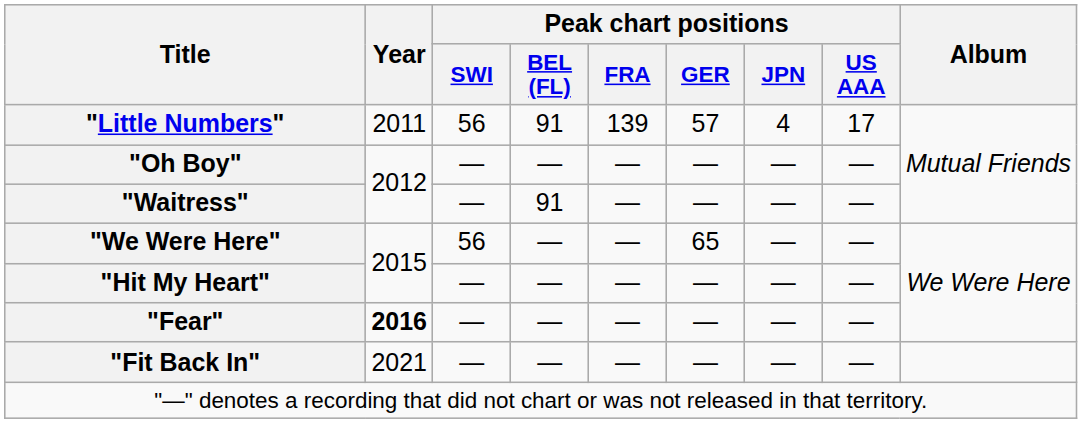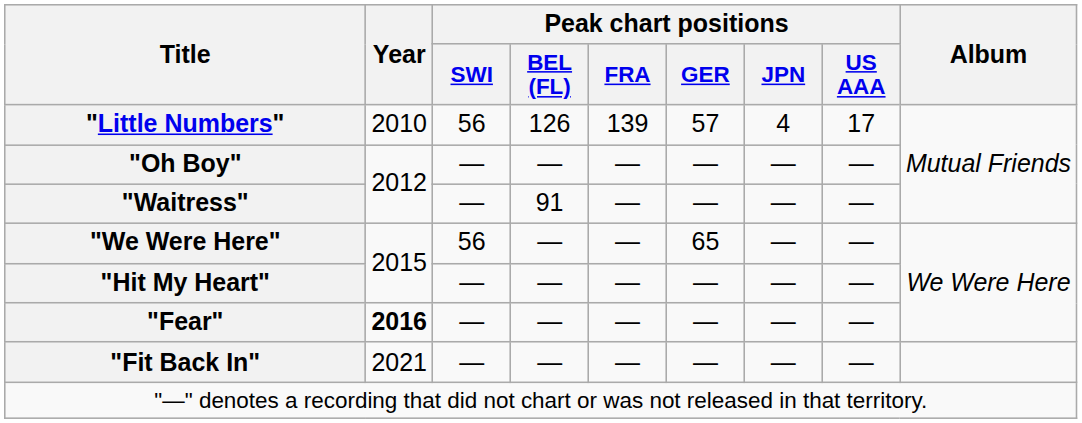(399, 124) 2011 -> (399, 124) 2010
(550, 124) 91 -> (550, 124) 126
